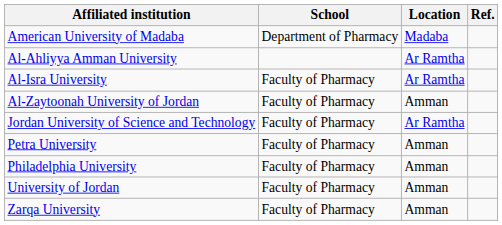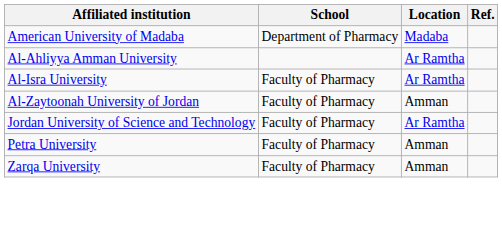- row: (72, 166)
- row: (63, 187)
